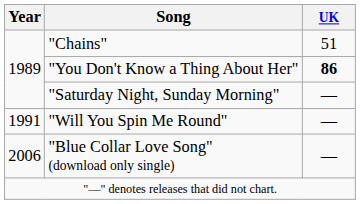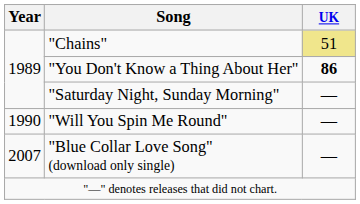(329, 43) no background -> (329, 43) khaki background
(25, 120) 1991 -> (25, 120) 1990
(25, 156) 2006 -> (25, 156) 2007
